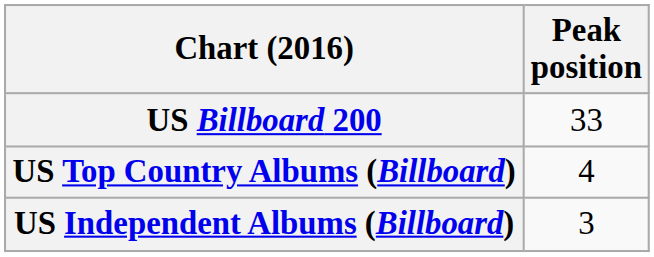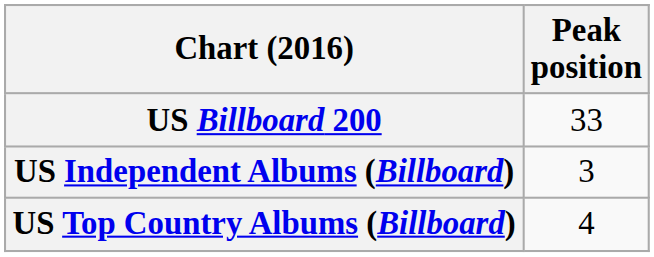rows swapped: (264, 171) <-> (264, 223)
